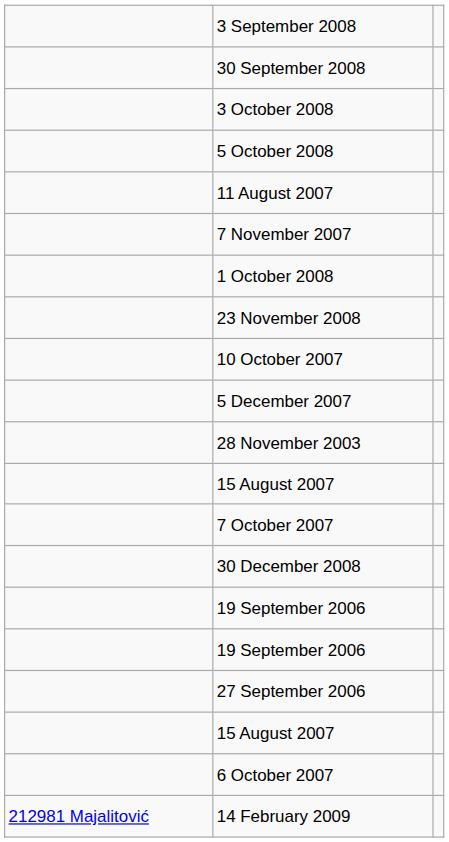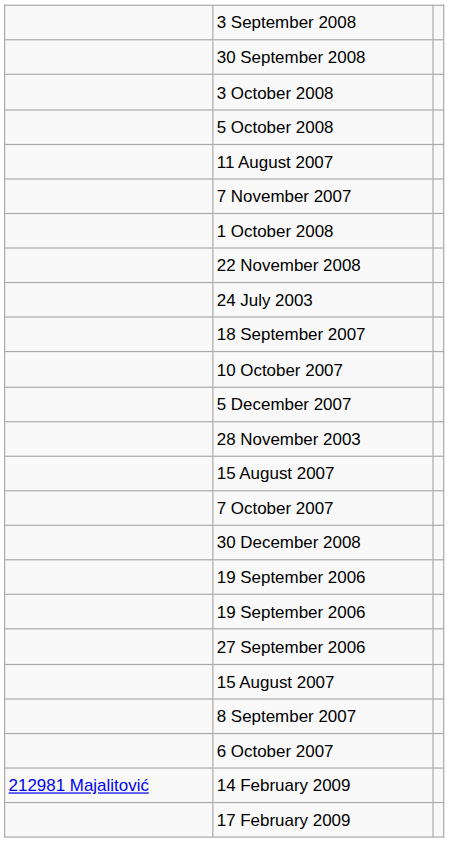+ row: (109, 265)
- row: (109, 317)
+ row: (109, 300)
+ row: (109, 335)
+ row: (109, 716)
+ row: (109, 820)
